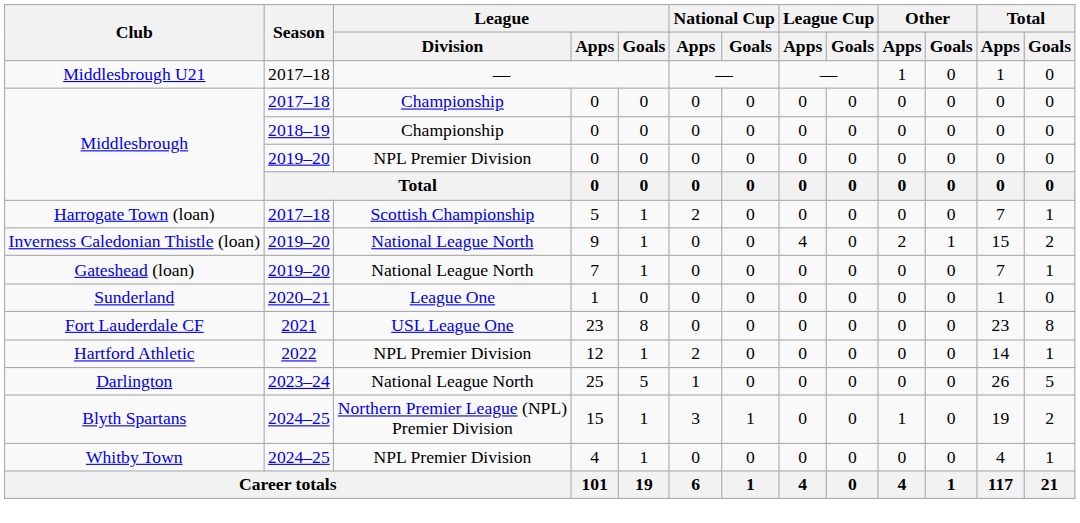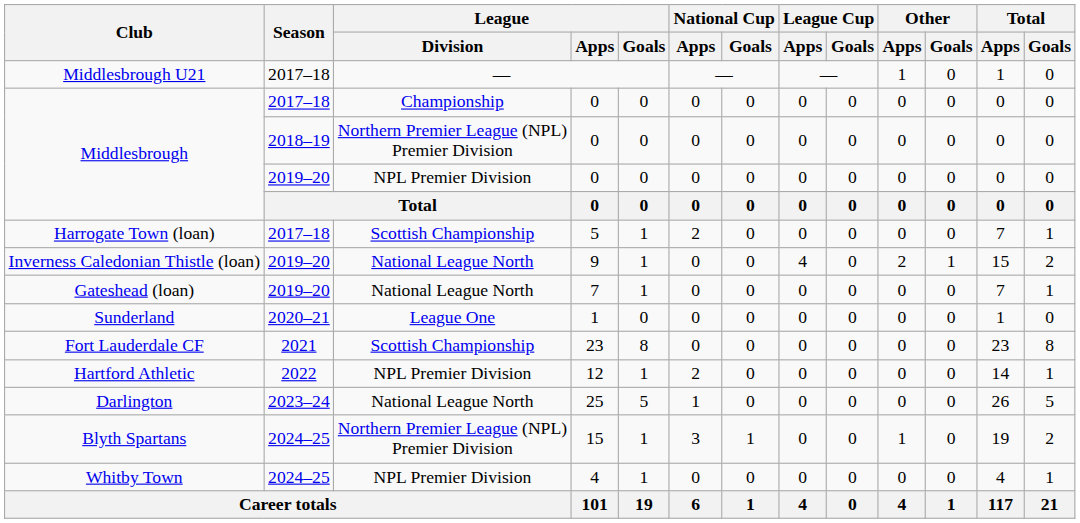(452, 130) Championship -> (452, 140) Northern Premier League (NPL) Premier Division
(452, 325) USL League One -> (452, 345) Scottish Championship
